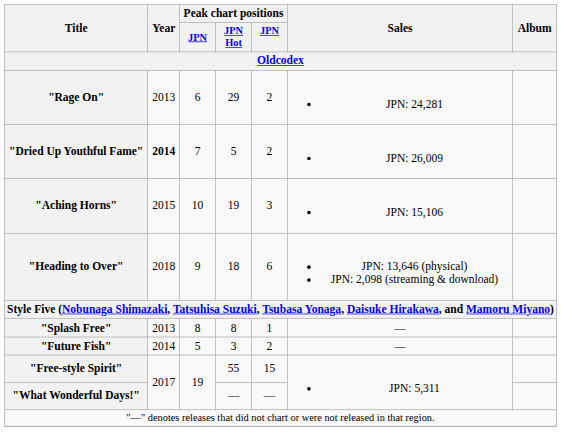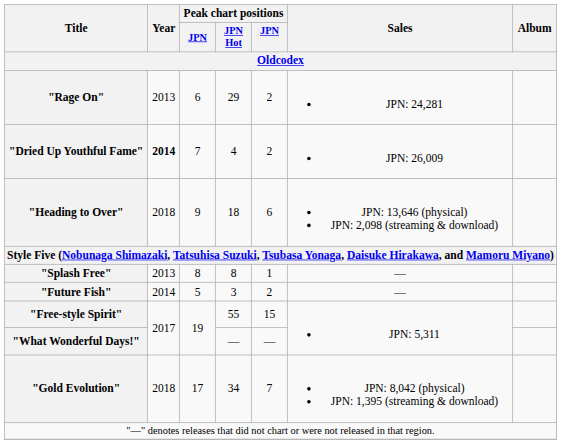(234, 151) 5 -> (234, 151) 4
- row: (76, 206)
+ row: (76, 388)
